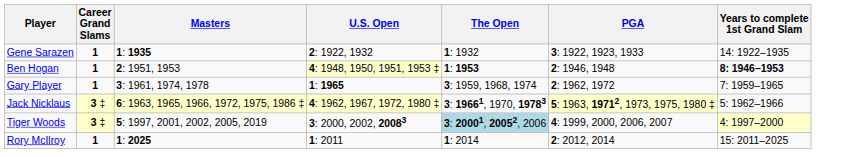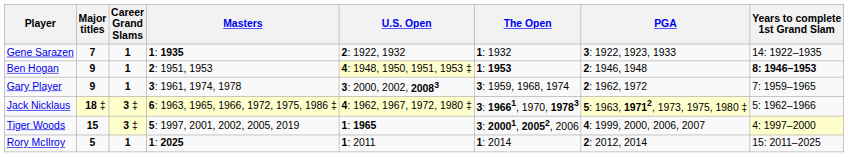+ column: (92, 24)
(326, 85) 1: 1965 -> (390, 87) 3: 2000, 2002, 20083
(358, 122) 3: 2000, 2002, 20083 -> (359, 125) 1: 1965
(495, 122) lightblue background -> (528, 125) no background
